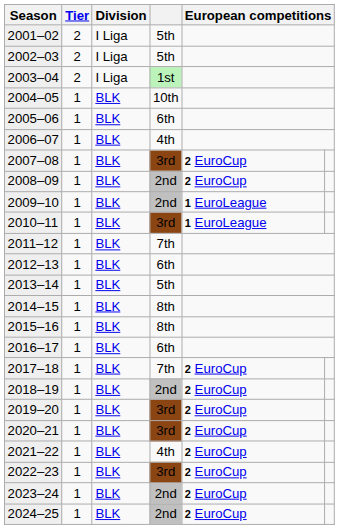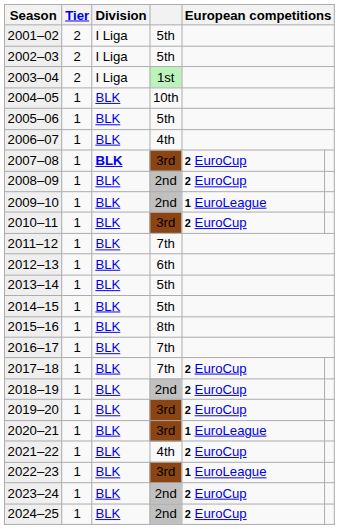(166, 118) 6th -> (166, 118) 5th
(108, 160) normal -> (109, 160) bold
(226, 222) 1 EuroLeague -> (216, 222) 2 EuroCup
(166, 306) 8th -> (166, 306) 5th
(166, 347) 6th -> (166, 347) 7th
(216, 430) 2 EuroCup -> (226, 430) 1 EuroLeague
(216, 472) 2 EuroCup -> (226, 472) 1 EuroLeague
